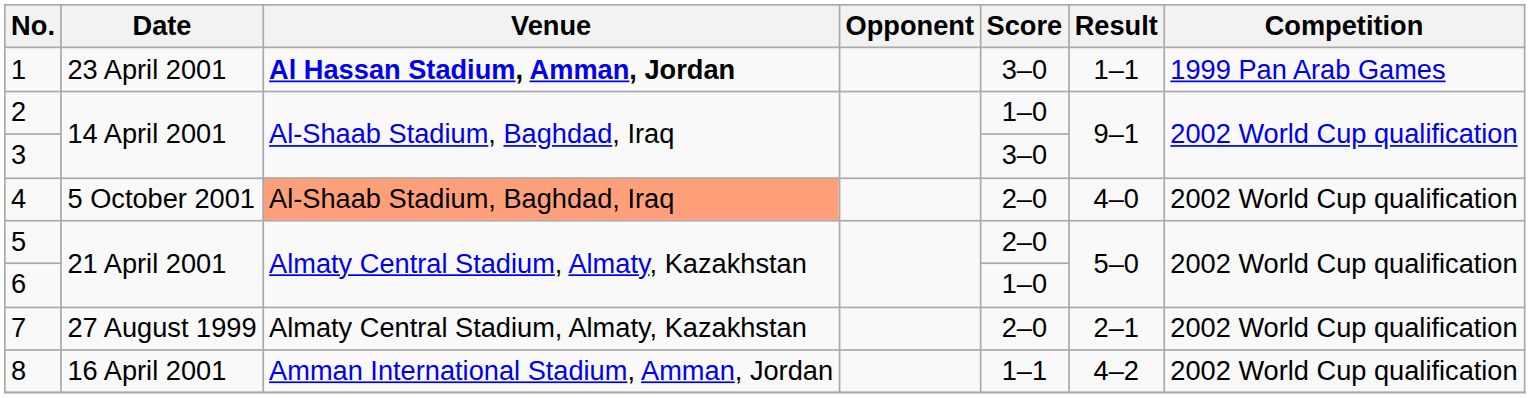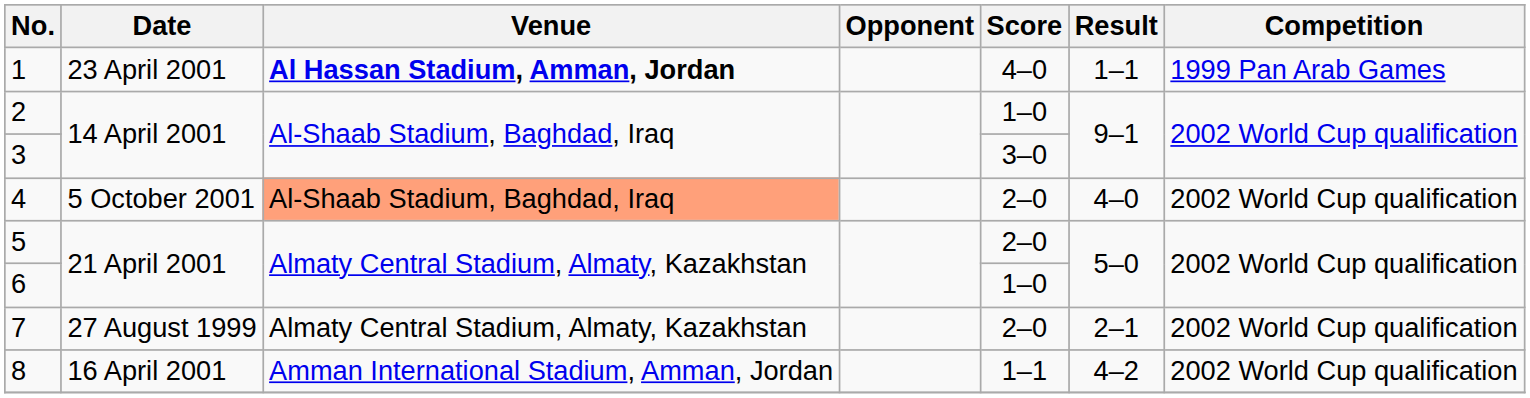(1024, 69) 3–0 -> (1024, 69) 4–0
